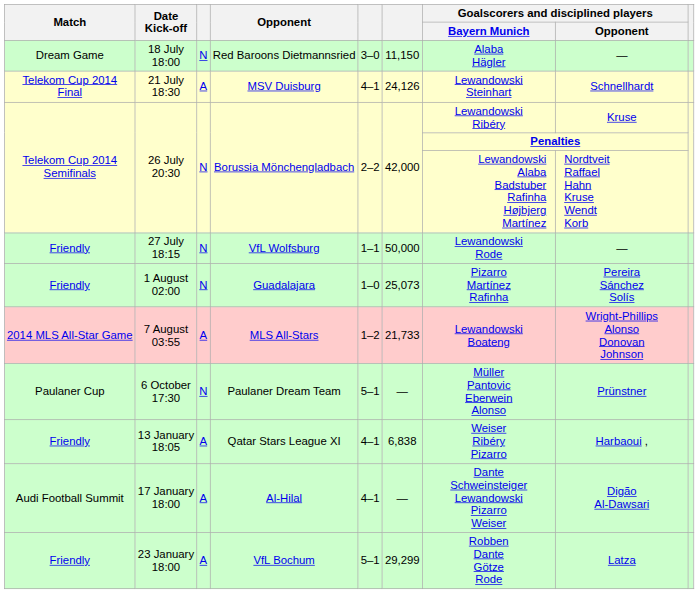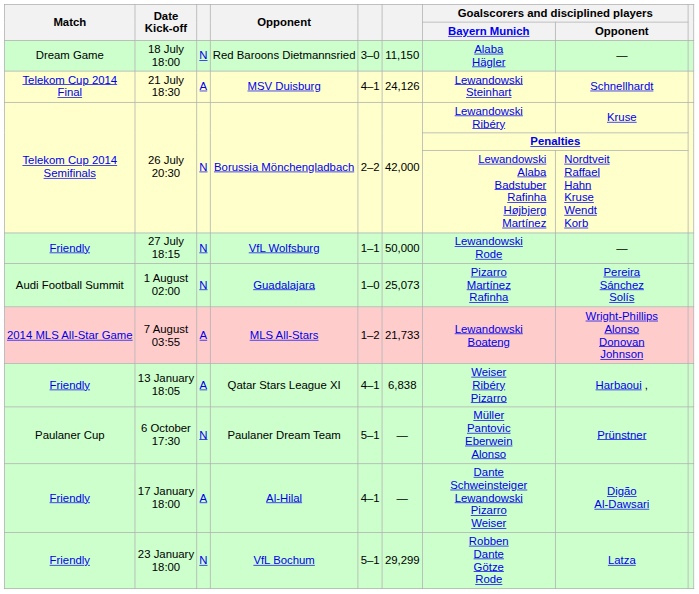(70, 285) Friendly -> (70, 285) Audi Football Summit
rows swapped: (166, 391) <-> (166, 441)
(70, 498) Audi Football Summit -> (70, 498) Friendly
(203, 560) A -> (203, 560) N
